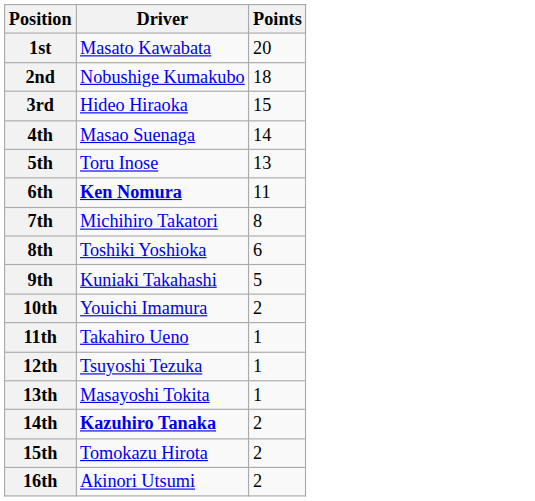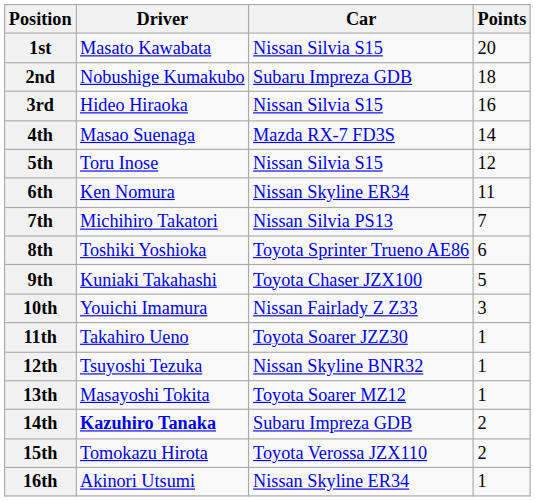+ column: (361, 18)
(262, 105) 15 -> (487, 105) 16
(262, 163) 13 -> (487, 163) 12
(131, 192) bold -> (127, 192) normal
(258, 221) 8 -> (482, 221) 7
(258, 308) 2 -> (482, 308) 3
(258, 481) 2 -> (482, 481) 1
